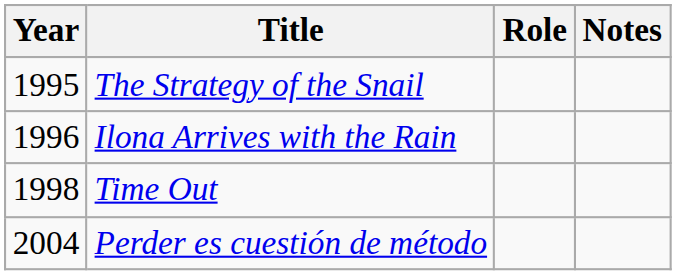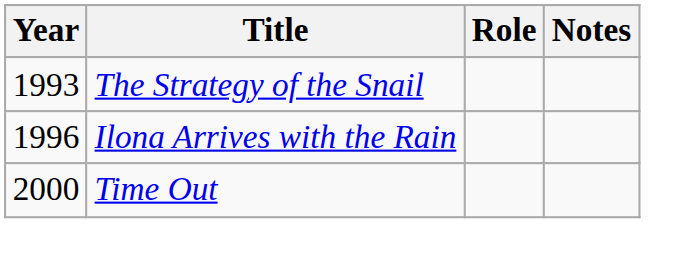(46, 83) 1995 -> (46, 83) 1993
(46, 189) 1998 -> (46, 189) 2000
- row: (291, 242)
